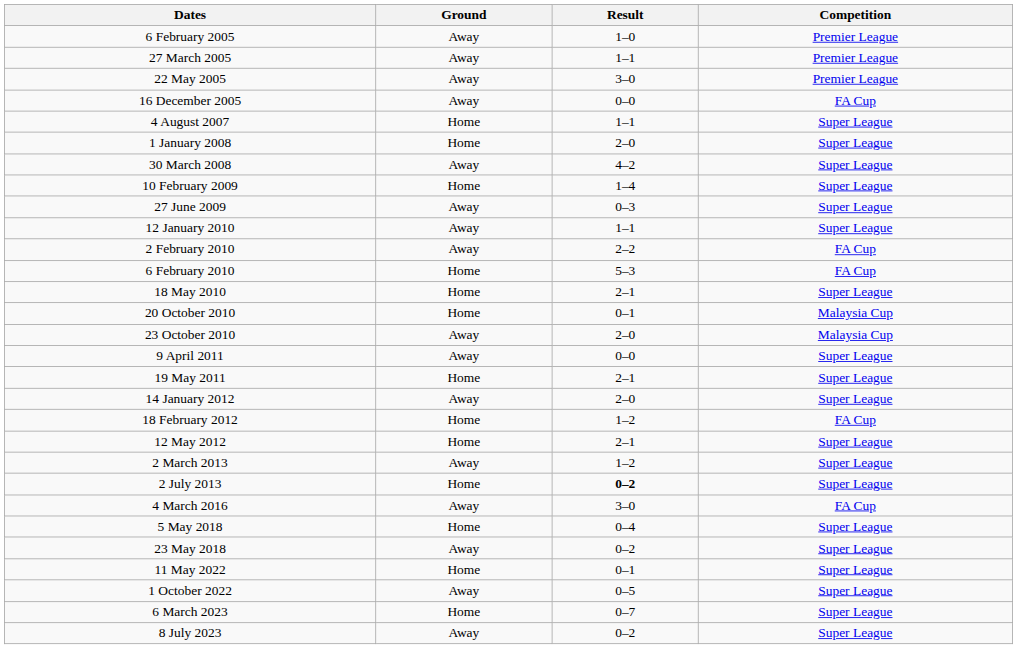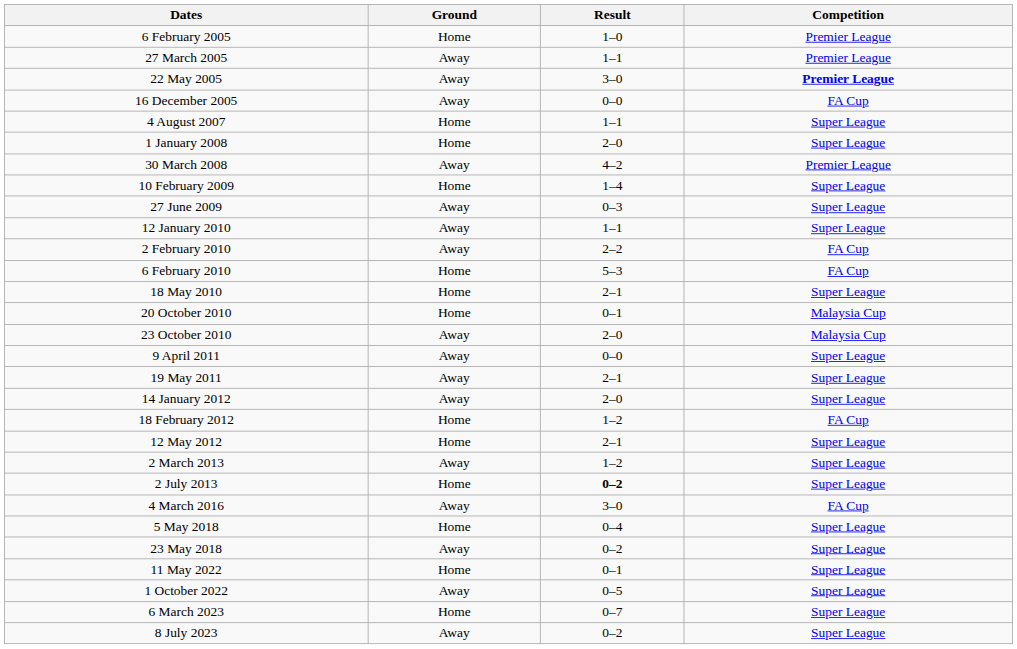(464, 36) Away -> (454, 36) Home
(855, 79) normal -> (848, 79) bold
(855, 164) Super League -> (848, 164) Premier League
(464, 377) Home -> (454, 377) Away
